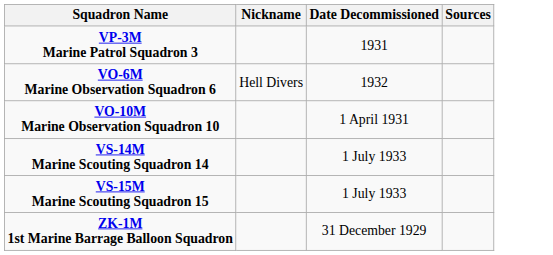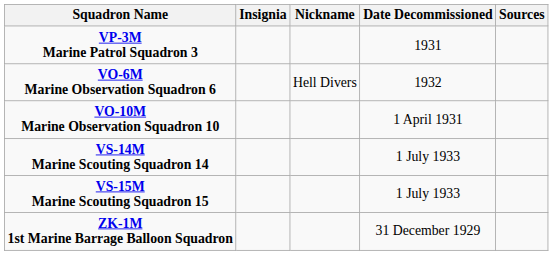+ column: (263, 15)
